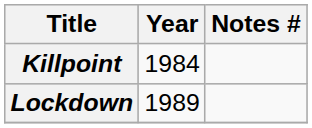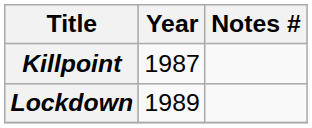(172, 63) 1984 -> (172, 63) 1987
